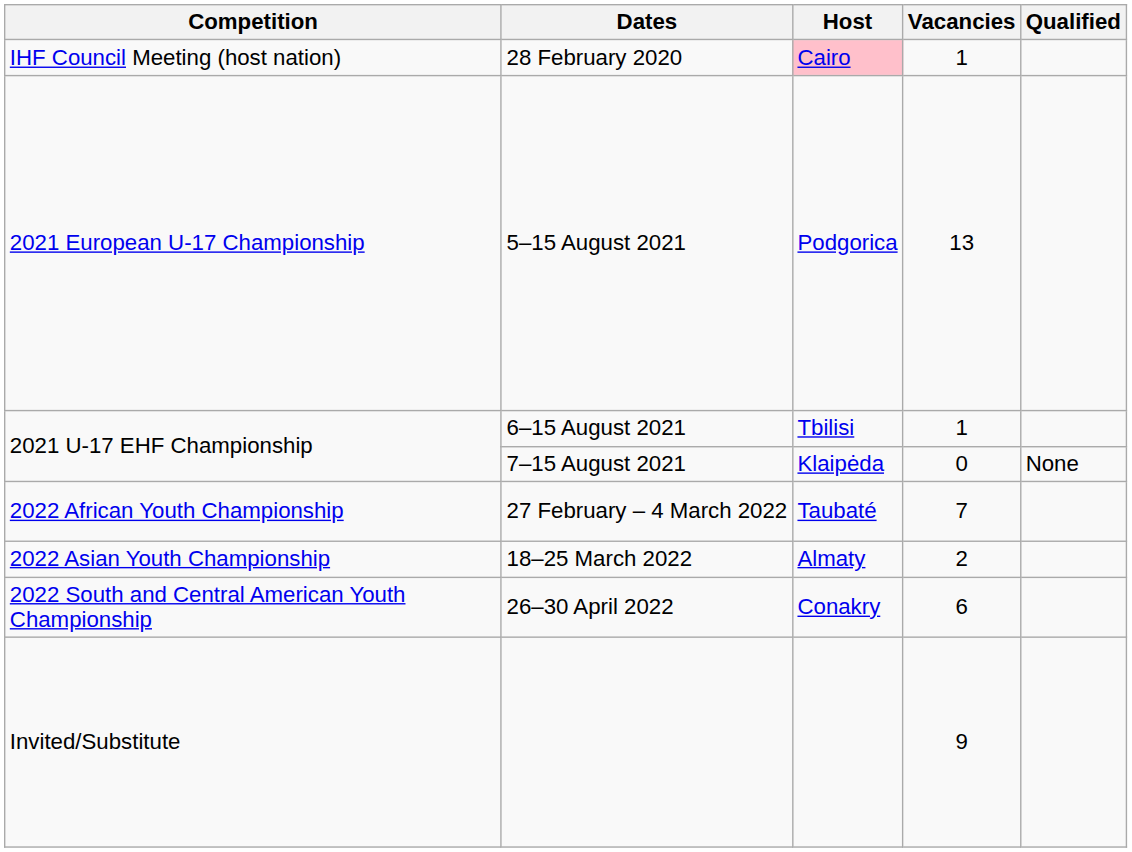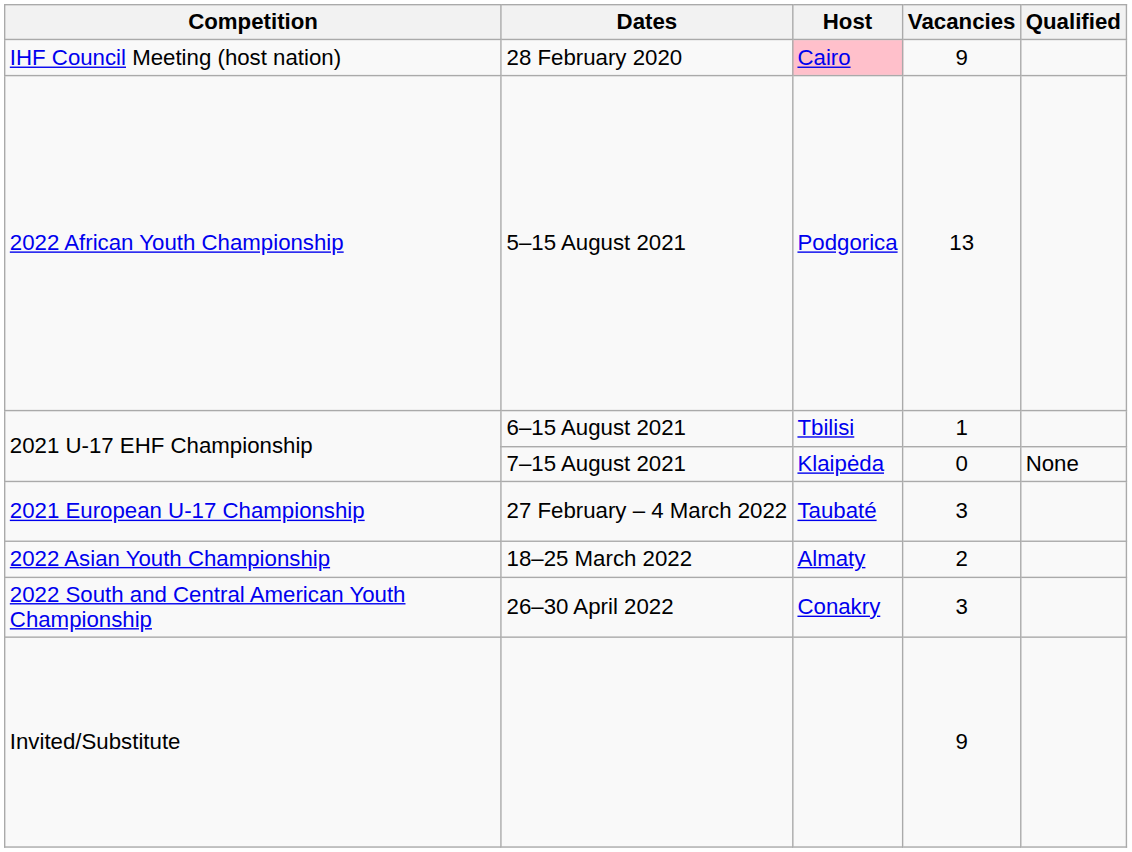(962, 57) 1 -> (962, 57) 9
(187, 242) 2021 European U-17 Championship -> (177, 242) 2022 African Youth Championship
(177, 511) 2022 African Youth Championship -> (187, 511) 2021 European U-17 Championship
(962, 511) 7 -> (962, 511) 3
(962, 606) 6 -> (962, 606) 3
